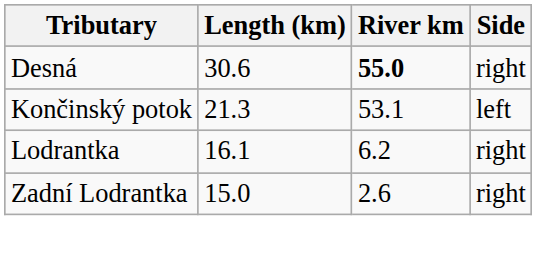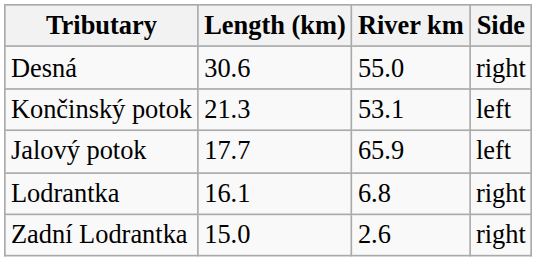(381, 67) bold -> (381, 67) normal
+ row: (79, 151)
(374, 151) 6.2 -> (374, 192) 6.8
